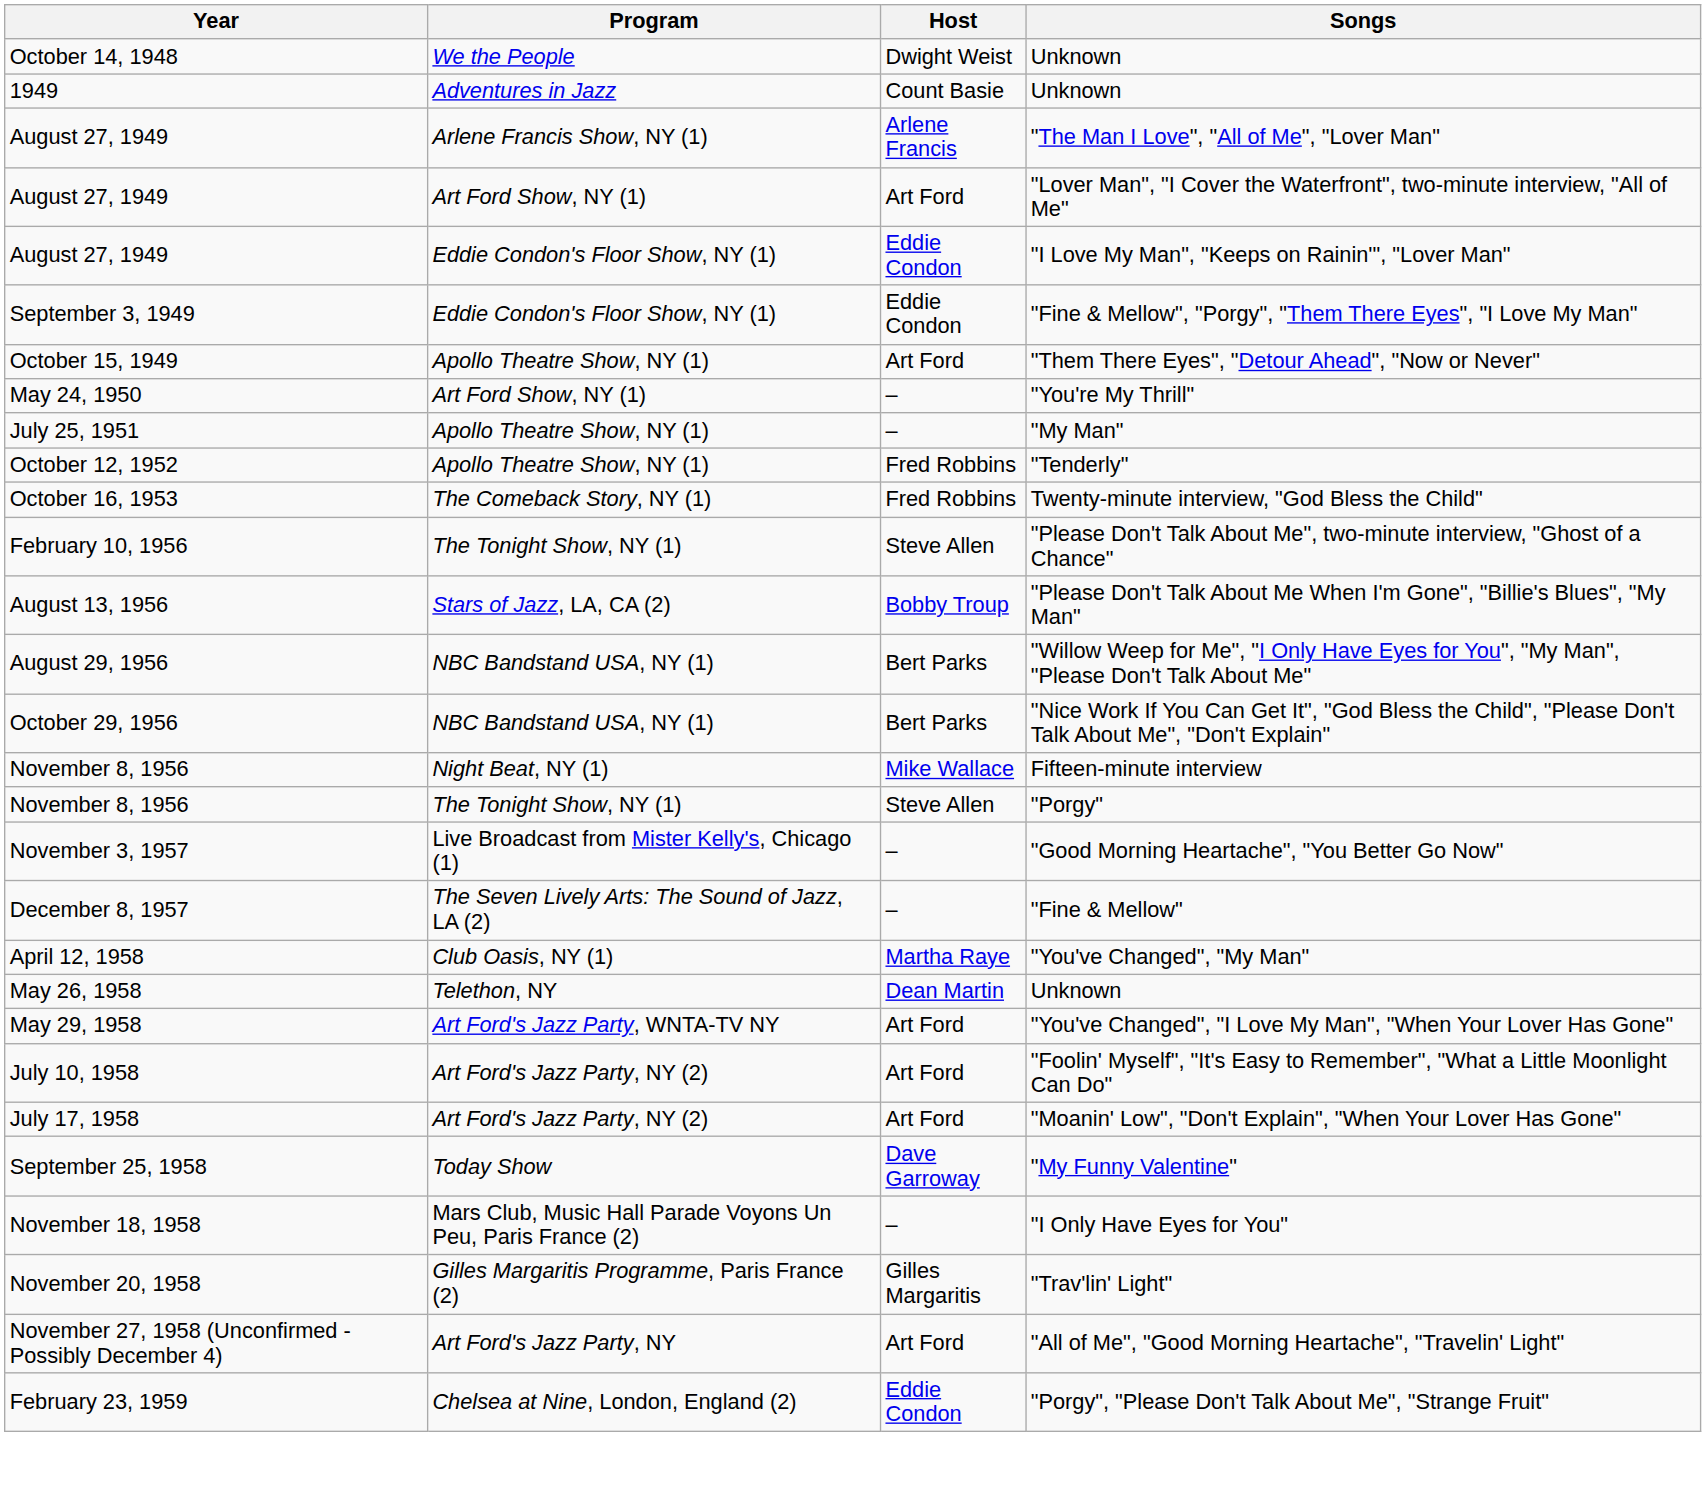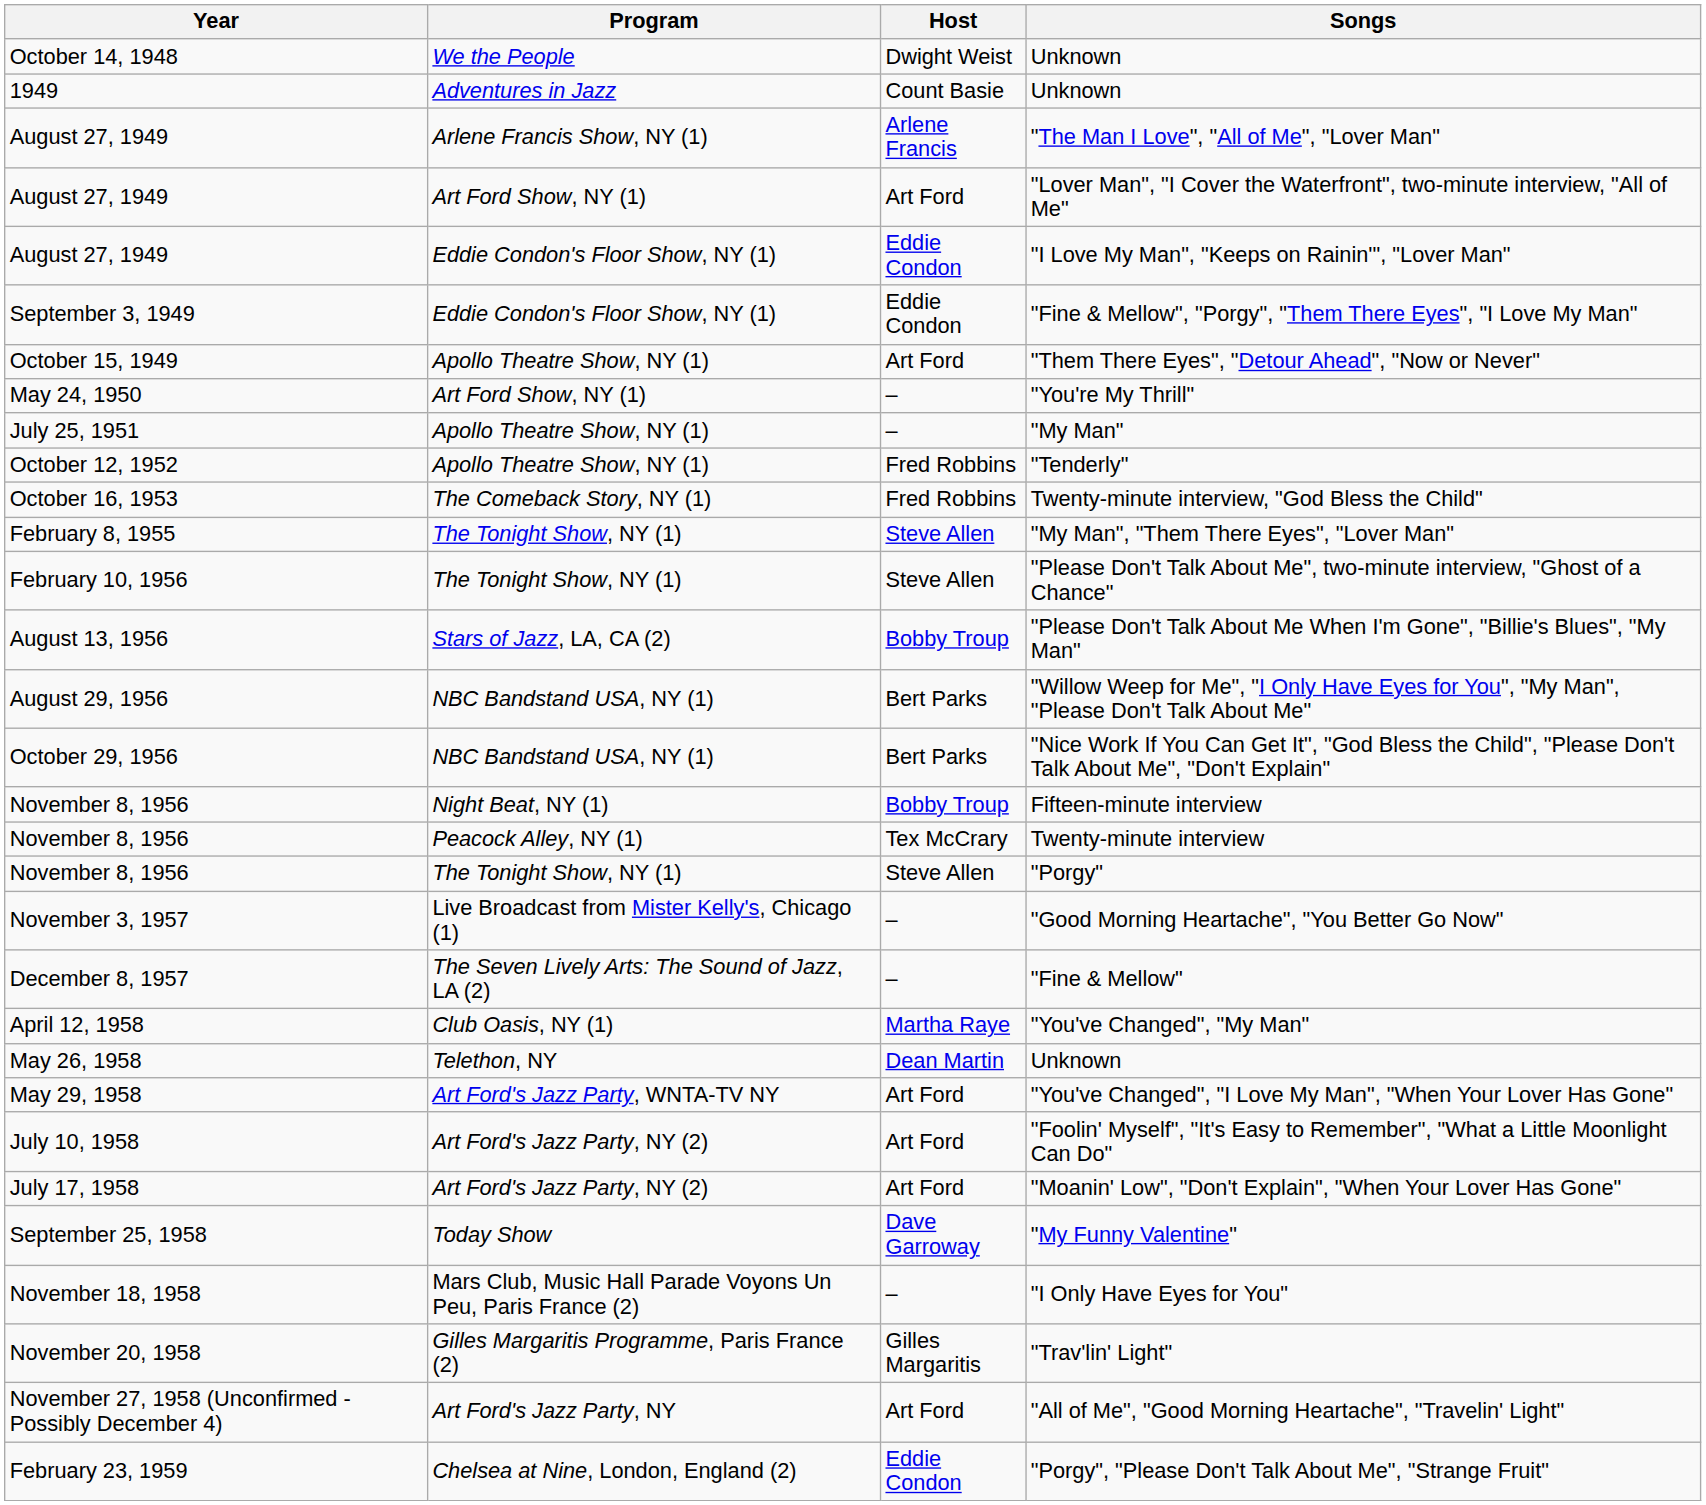+ row: (93, 533)
(950, 769) Mike Wallace -> (947, 804) Bobby Troup
+ row: (99, 838)
